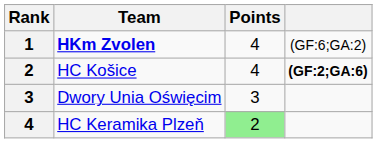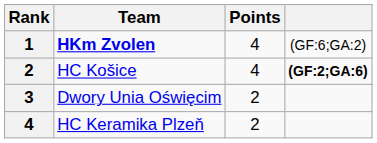(255, 97) 3 -> (255, 97) 2
(255, 124) lightgreen background -> (255, 124) no background
